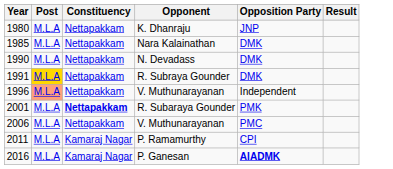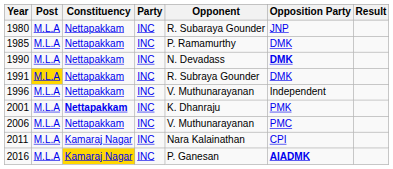+ column: (150, 12)
(164, 28) K. Dhanraju -> (216, 28) R. Subaraya Gounder
(176, 44) Nara Kalainathan -> (201, 44) P. Ramamurthy
(251, 60) normal -> (281, 60) bold
(47, 92) lightsalmon background -> (47, 92) no background
(186, 108) R. Subaraya Gounder -> (194, 108) K. Dhanraju
(171, 140) P. Ramamurthy -> (206, 140) Nara Kalainathan
(99, 156) no background -> (99, 156) gold background
